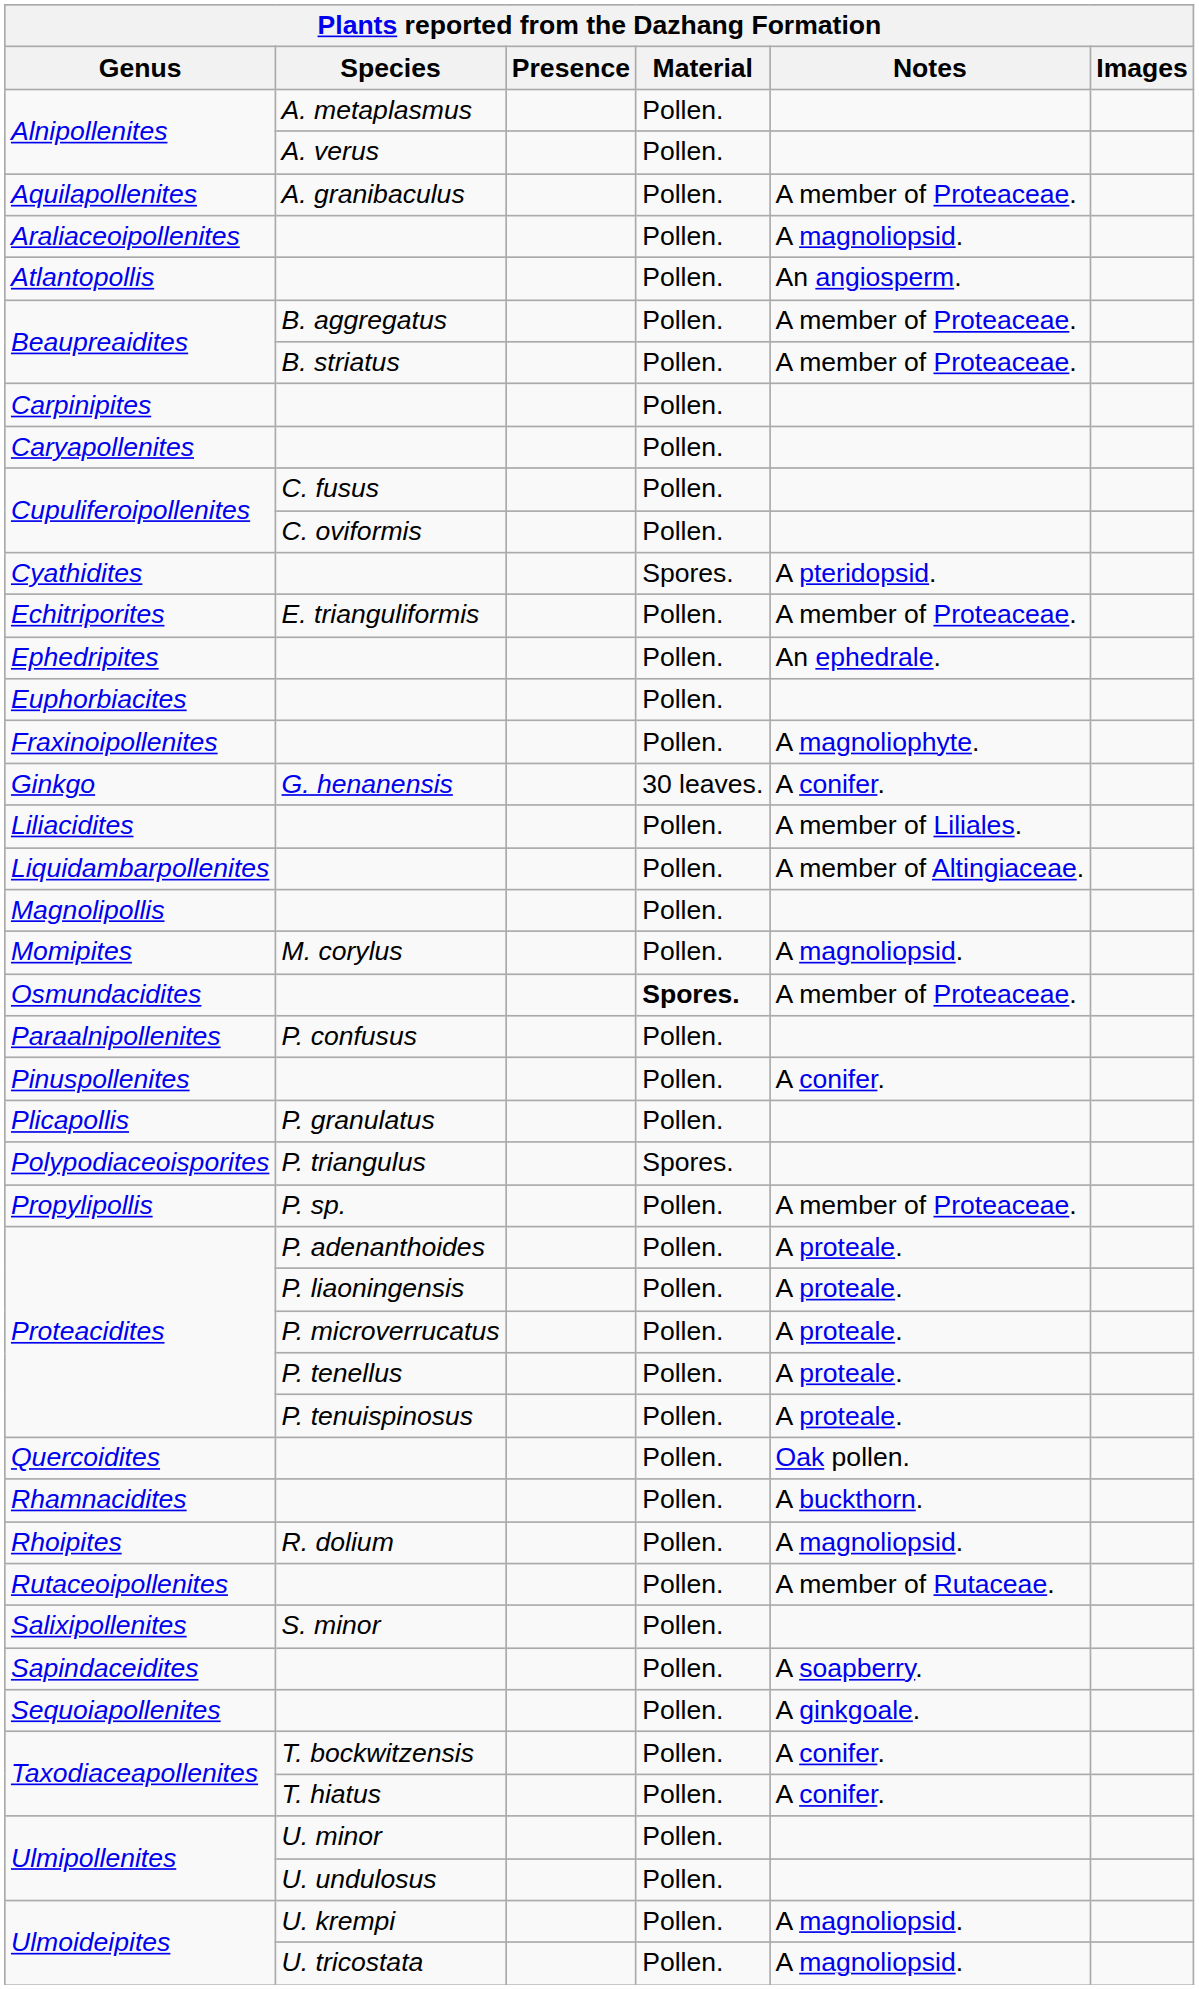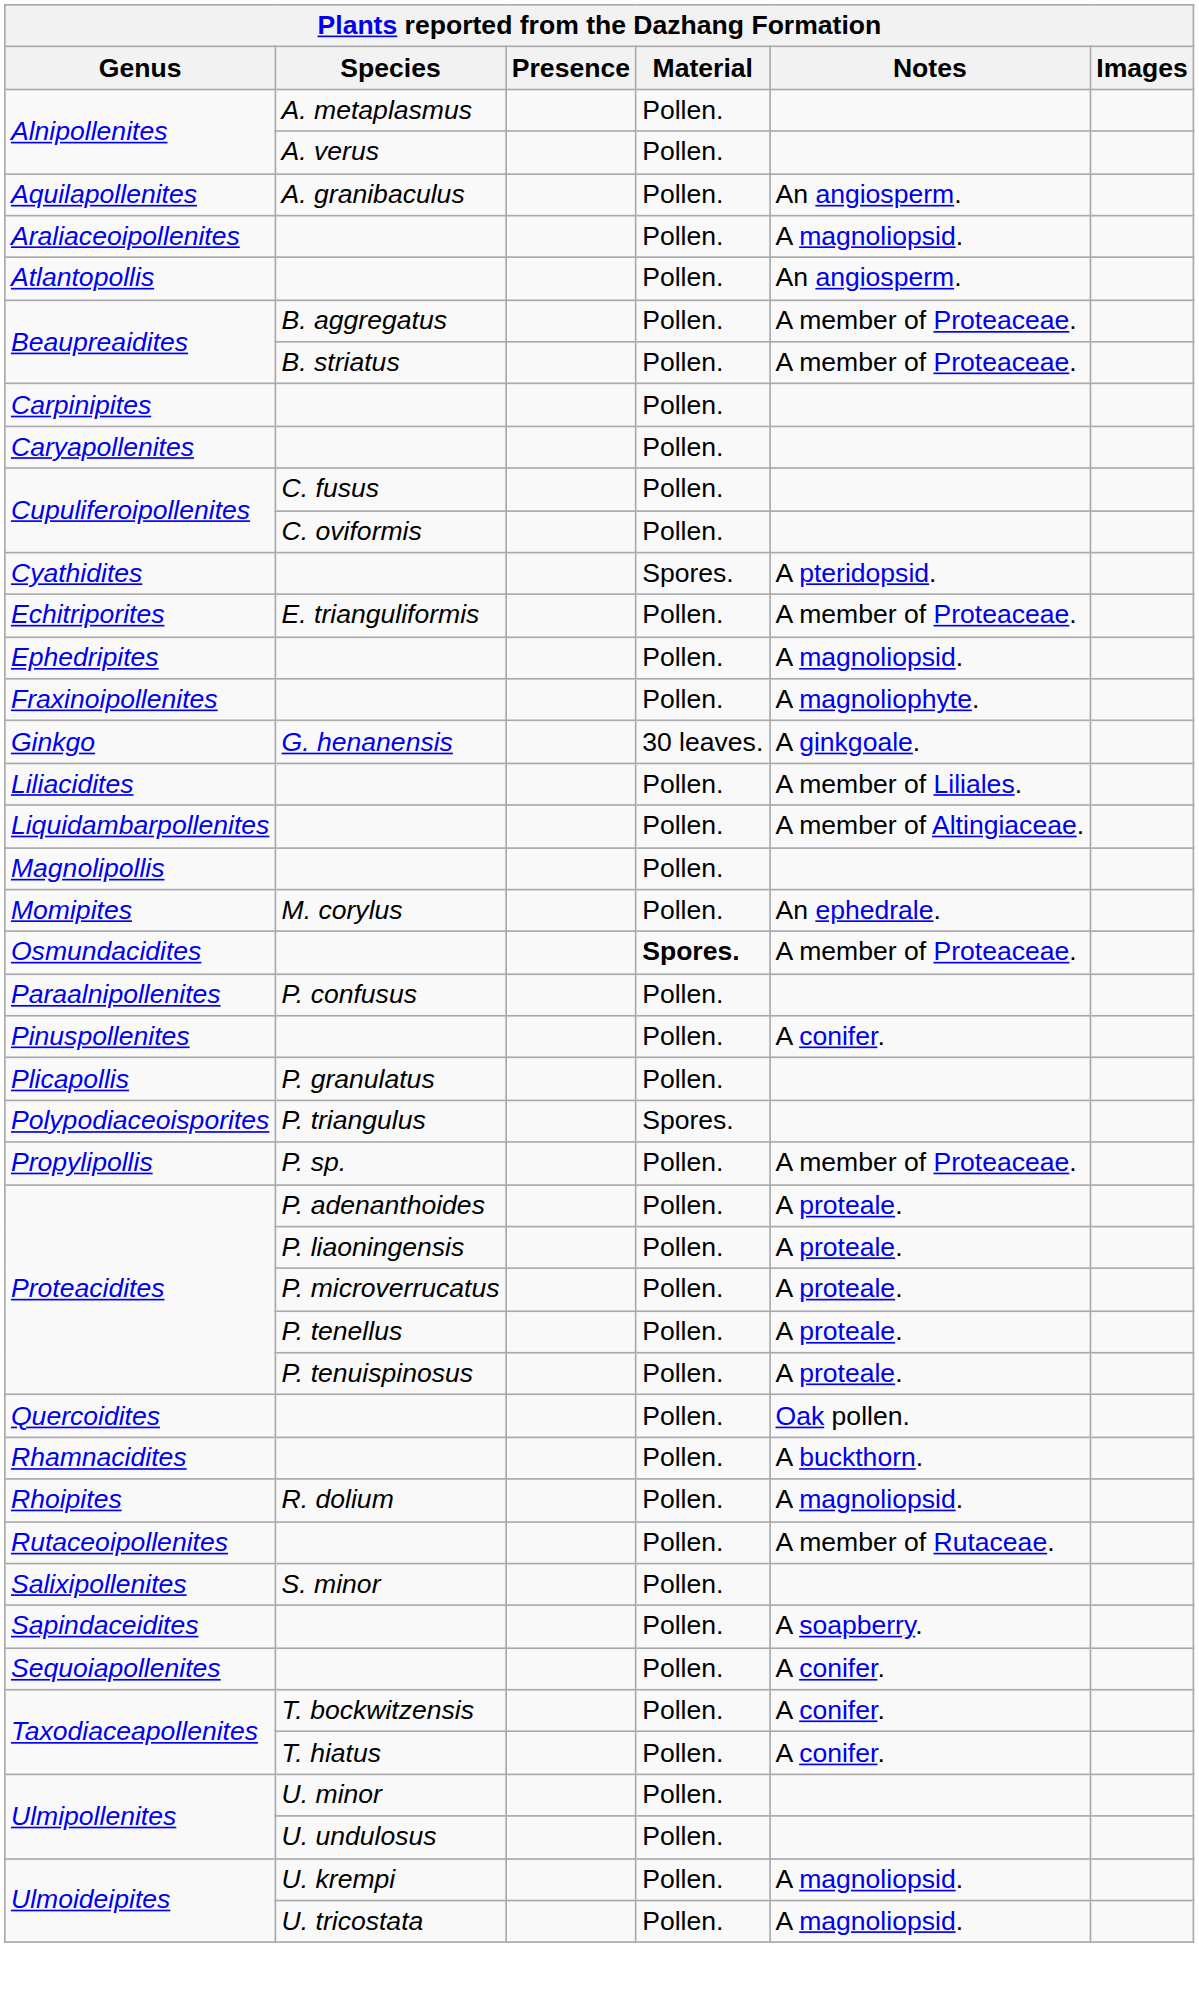(926, 194) A member of Proteaceae. -> (869, 194) An angiosperm.
(858, 657) An ephedrale. -> (869, 657) A magnoliopsid.
- row: (99, 699)
(830, 783) A conifer. -> (848, 741) A ginkgoale.
(869, 952) A magnoliopsid. -> (858, 910) An ephedrale.
(848, 1710) A ginkgoale. -> (830, 1668) A conifer.
